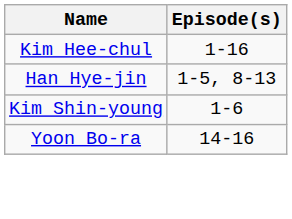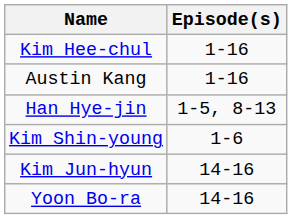+ row: (86, 79)
+ row: (86, 169)
